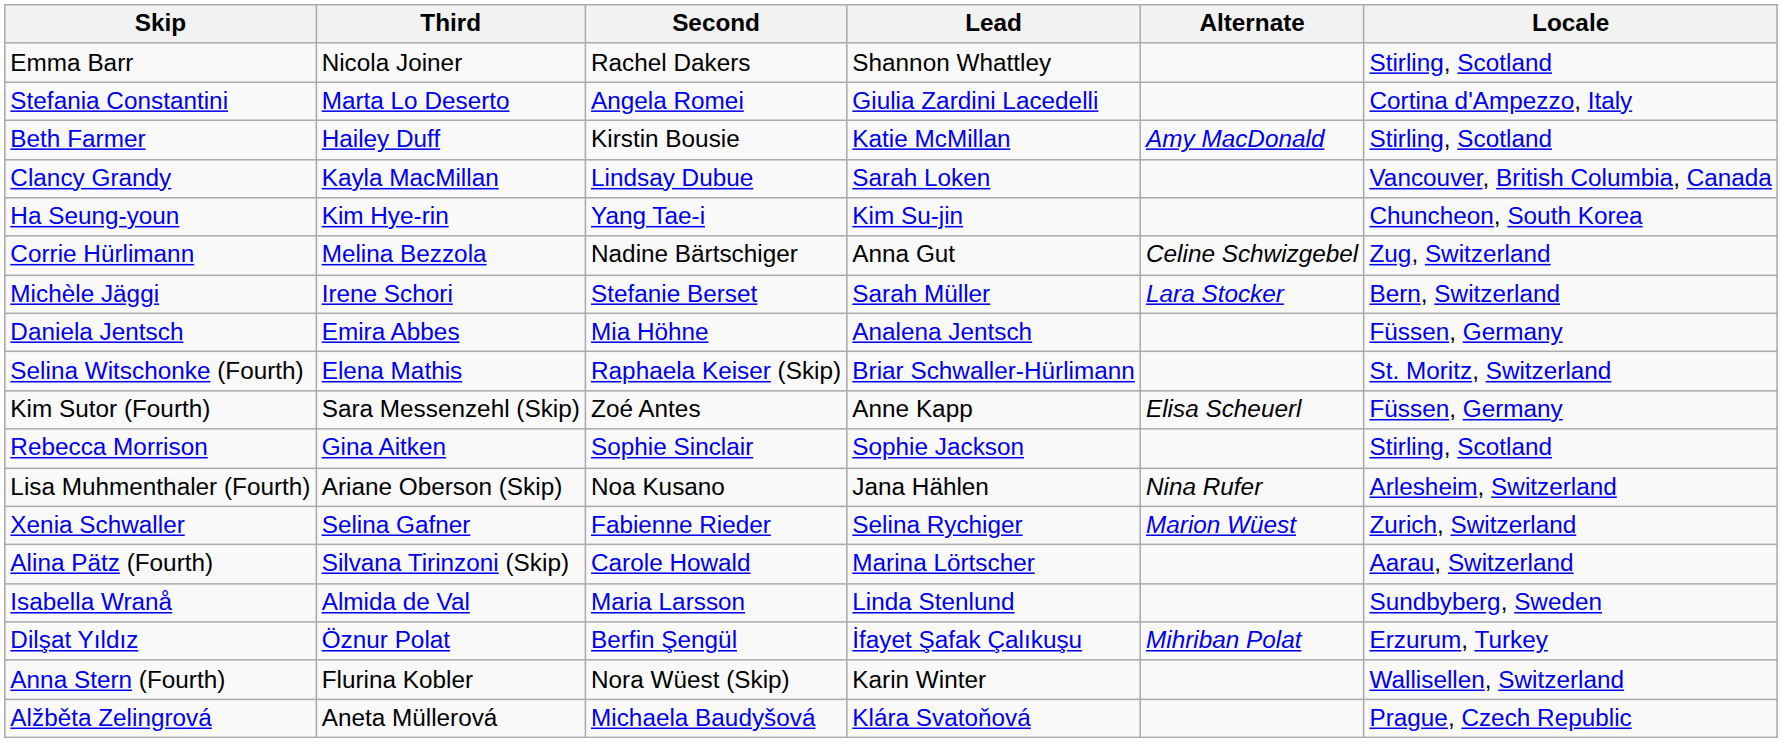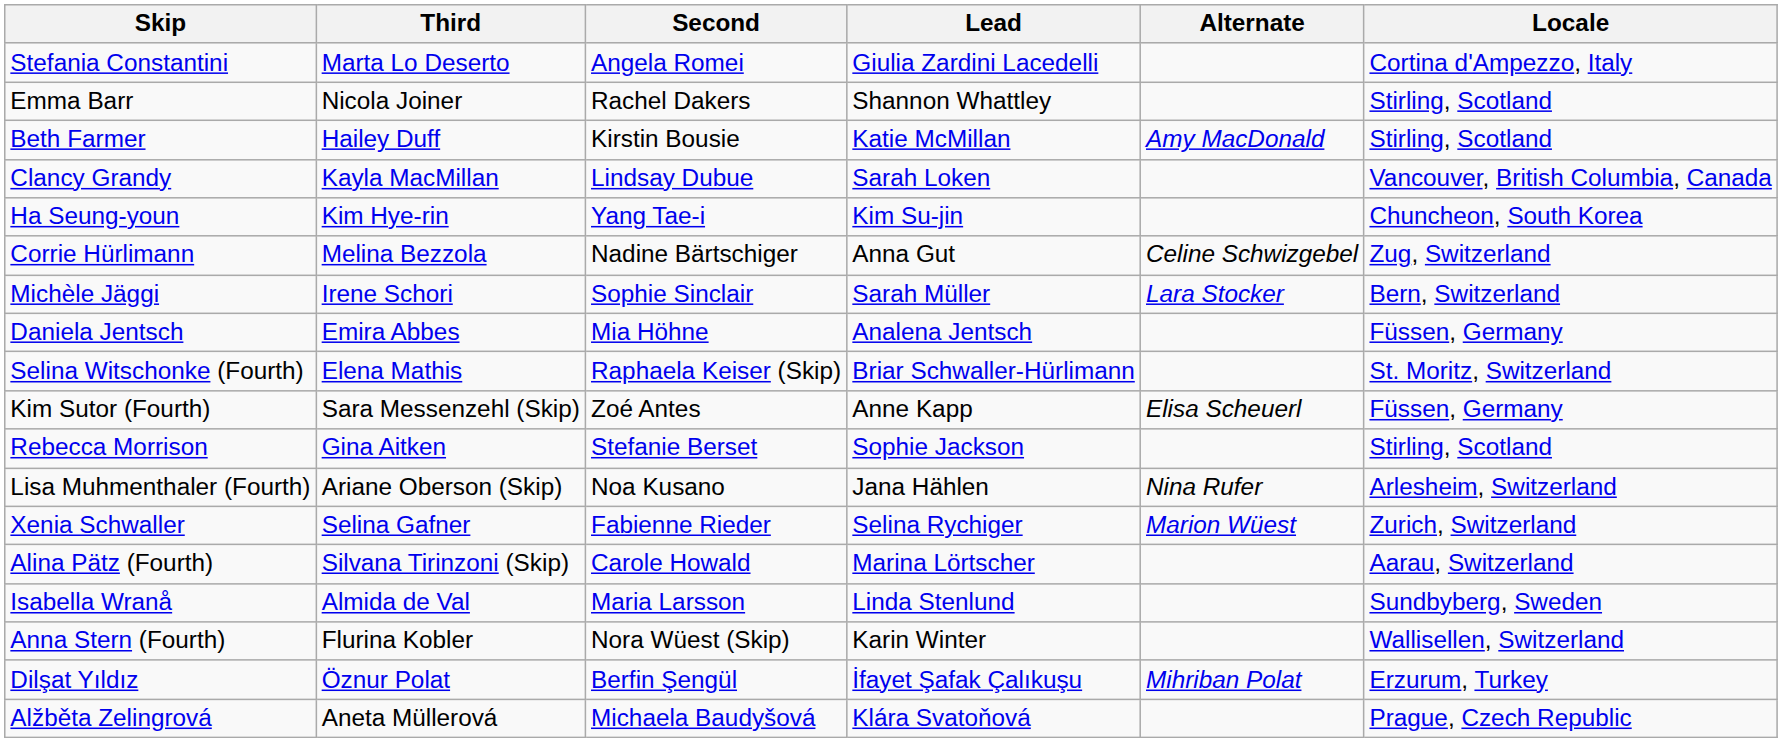rows swapped: (72, 62) <-> (119, 100)
(674, 293) Stefanie Berset -> (672, 293) Sophie Sinclair
(672, 448) Sophie Sinclair -> (674, 448) Stefanie Berset
rows swapped: (118, 679) <-> (74, 640)
